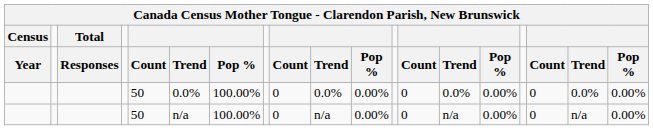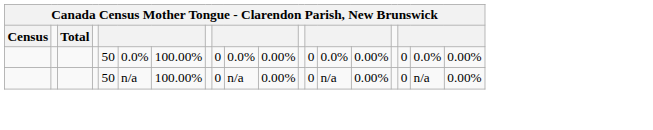- row: (28, 64)
